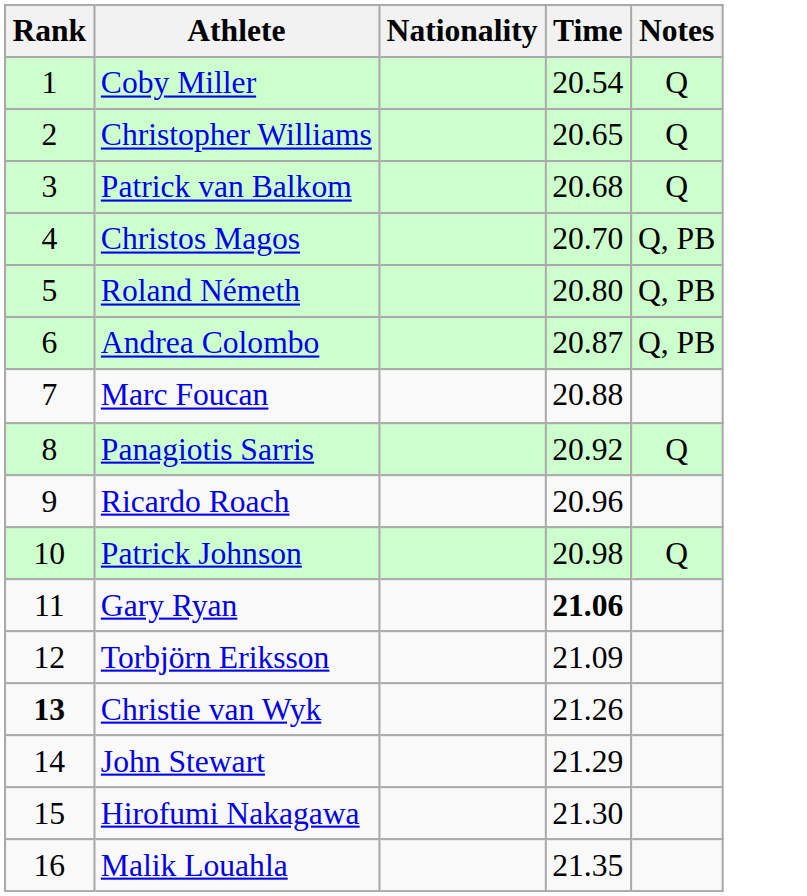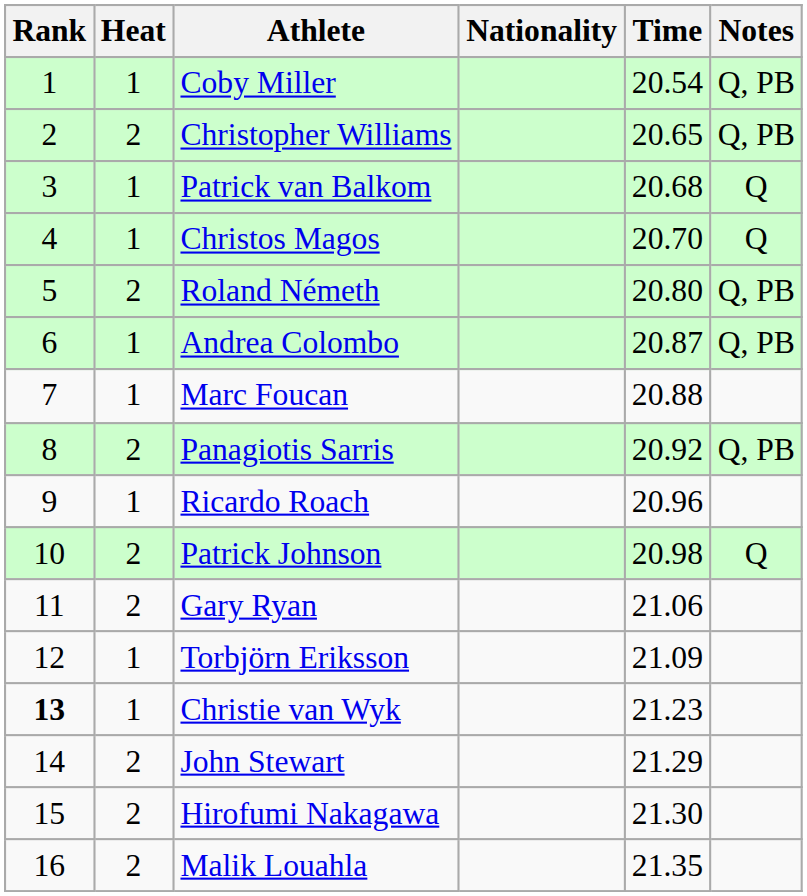+ column: (133, 30)
(677, 82) Q -> (756, 82) Q, PB
(677, 135) Q -> (756, 135) Q, PB
(677, 239) Q, PB -> (756, 239) Q
(677, 447) Q -> (756, 447) Q, PB
(588, 604) bold -> (667, 604) normal
(588, 708) 21.26 -> (667, 708) 21.23
